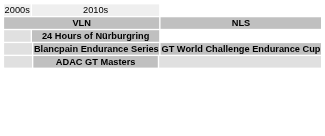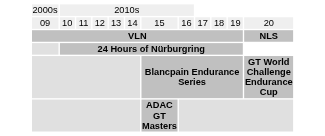+ row: (67, 23)
